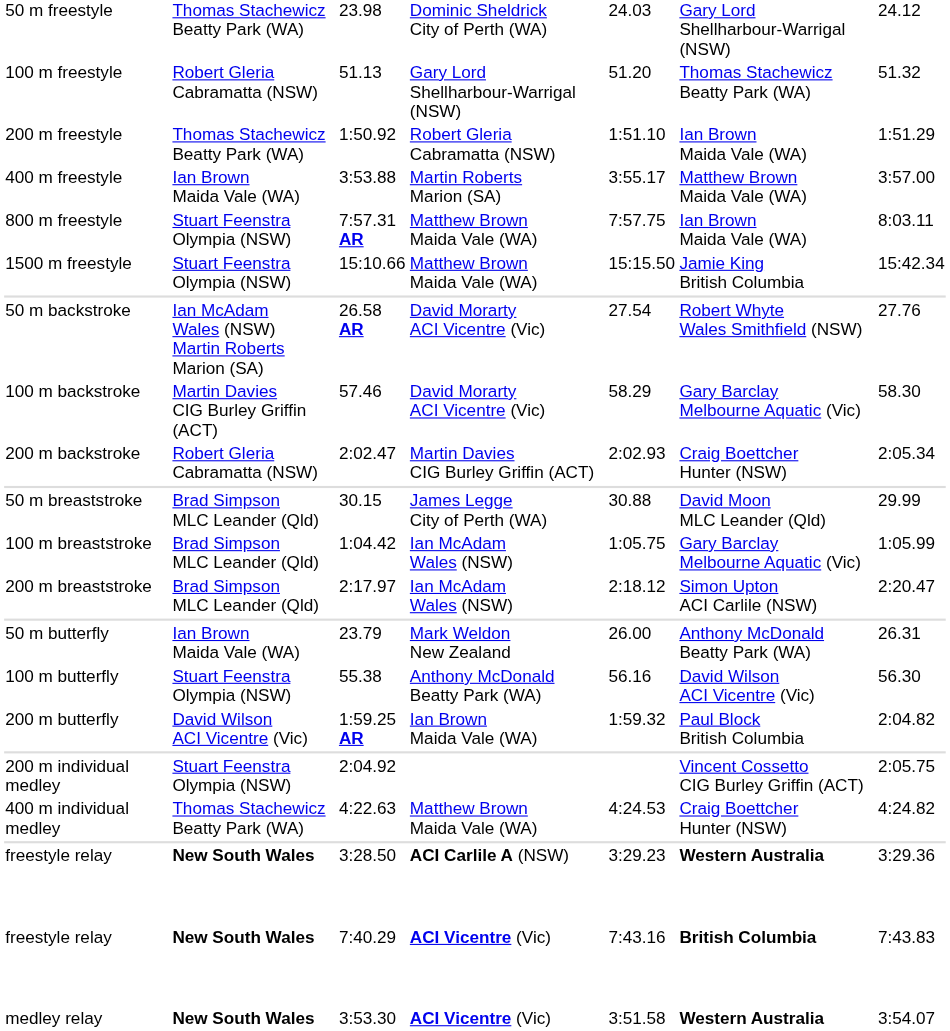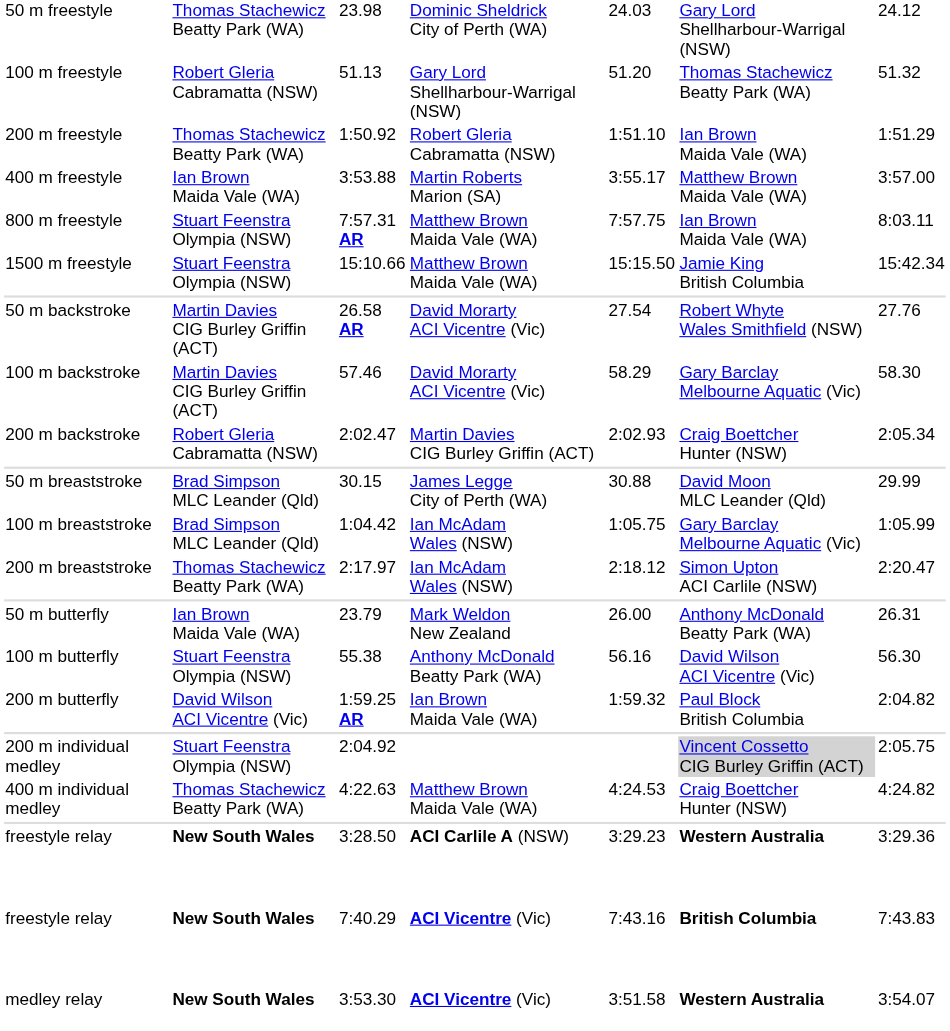(229, 339) Ian McAdam Wales (NSW) Martin Roberts Marion (SA) -> (239, 329) Martin Davies CIG Burley Griffin (ACT)
(246, 596) Brad Simpson MLC Leander (Qld) -> (249, 576) Thomas Stachewicz Beatty Park (WA)
(772, 775) no background -> (772, 756) lightgrey background
